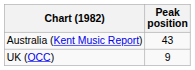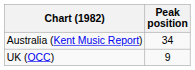(168, 40) 43 -> (168, 40) 34
